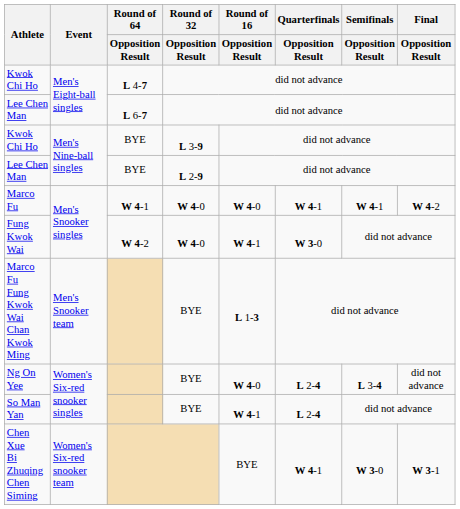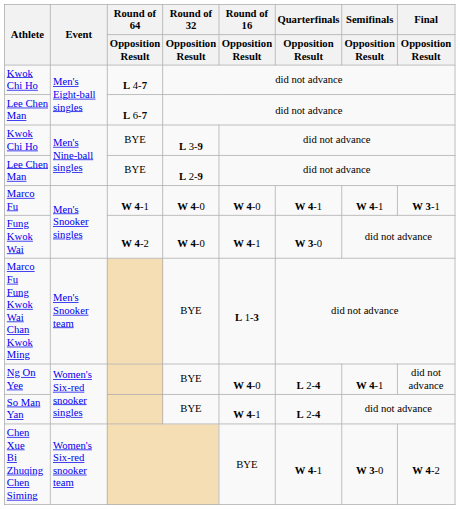(426, 207) W 4-2 -> (426, 207) W 3-1
(370, 385) L 3-4 -> (370, 385) W 4-1
(426, 471) W 3-1 -> (426, 471) W 4-2
